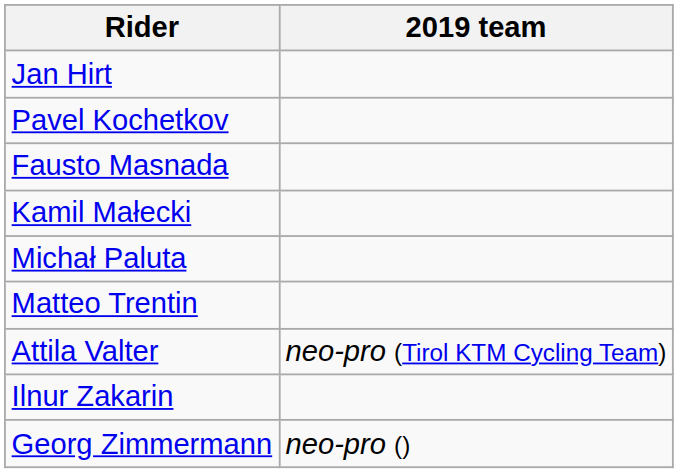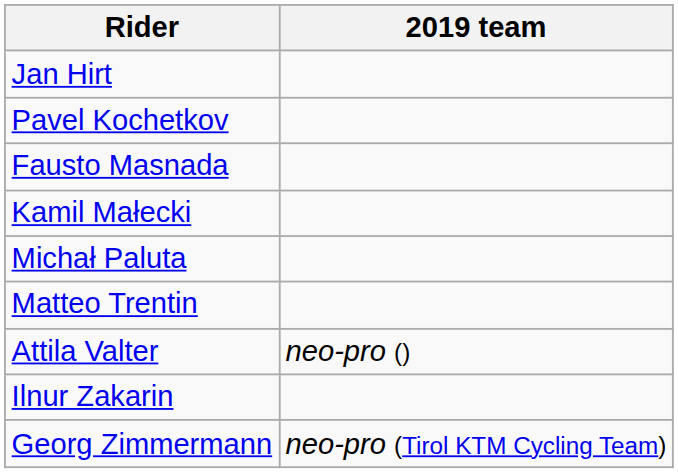(476, 350) neo-pro (Tirol KTM Cycling Team) -> (348, 350) neo-pro ()
(348, 443) neo-pro () -> (476, 443) neo-pro (Tirol KTM Cycling Team)
